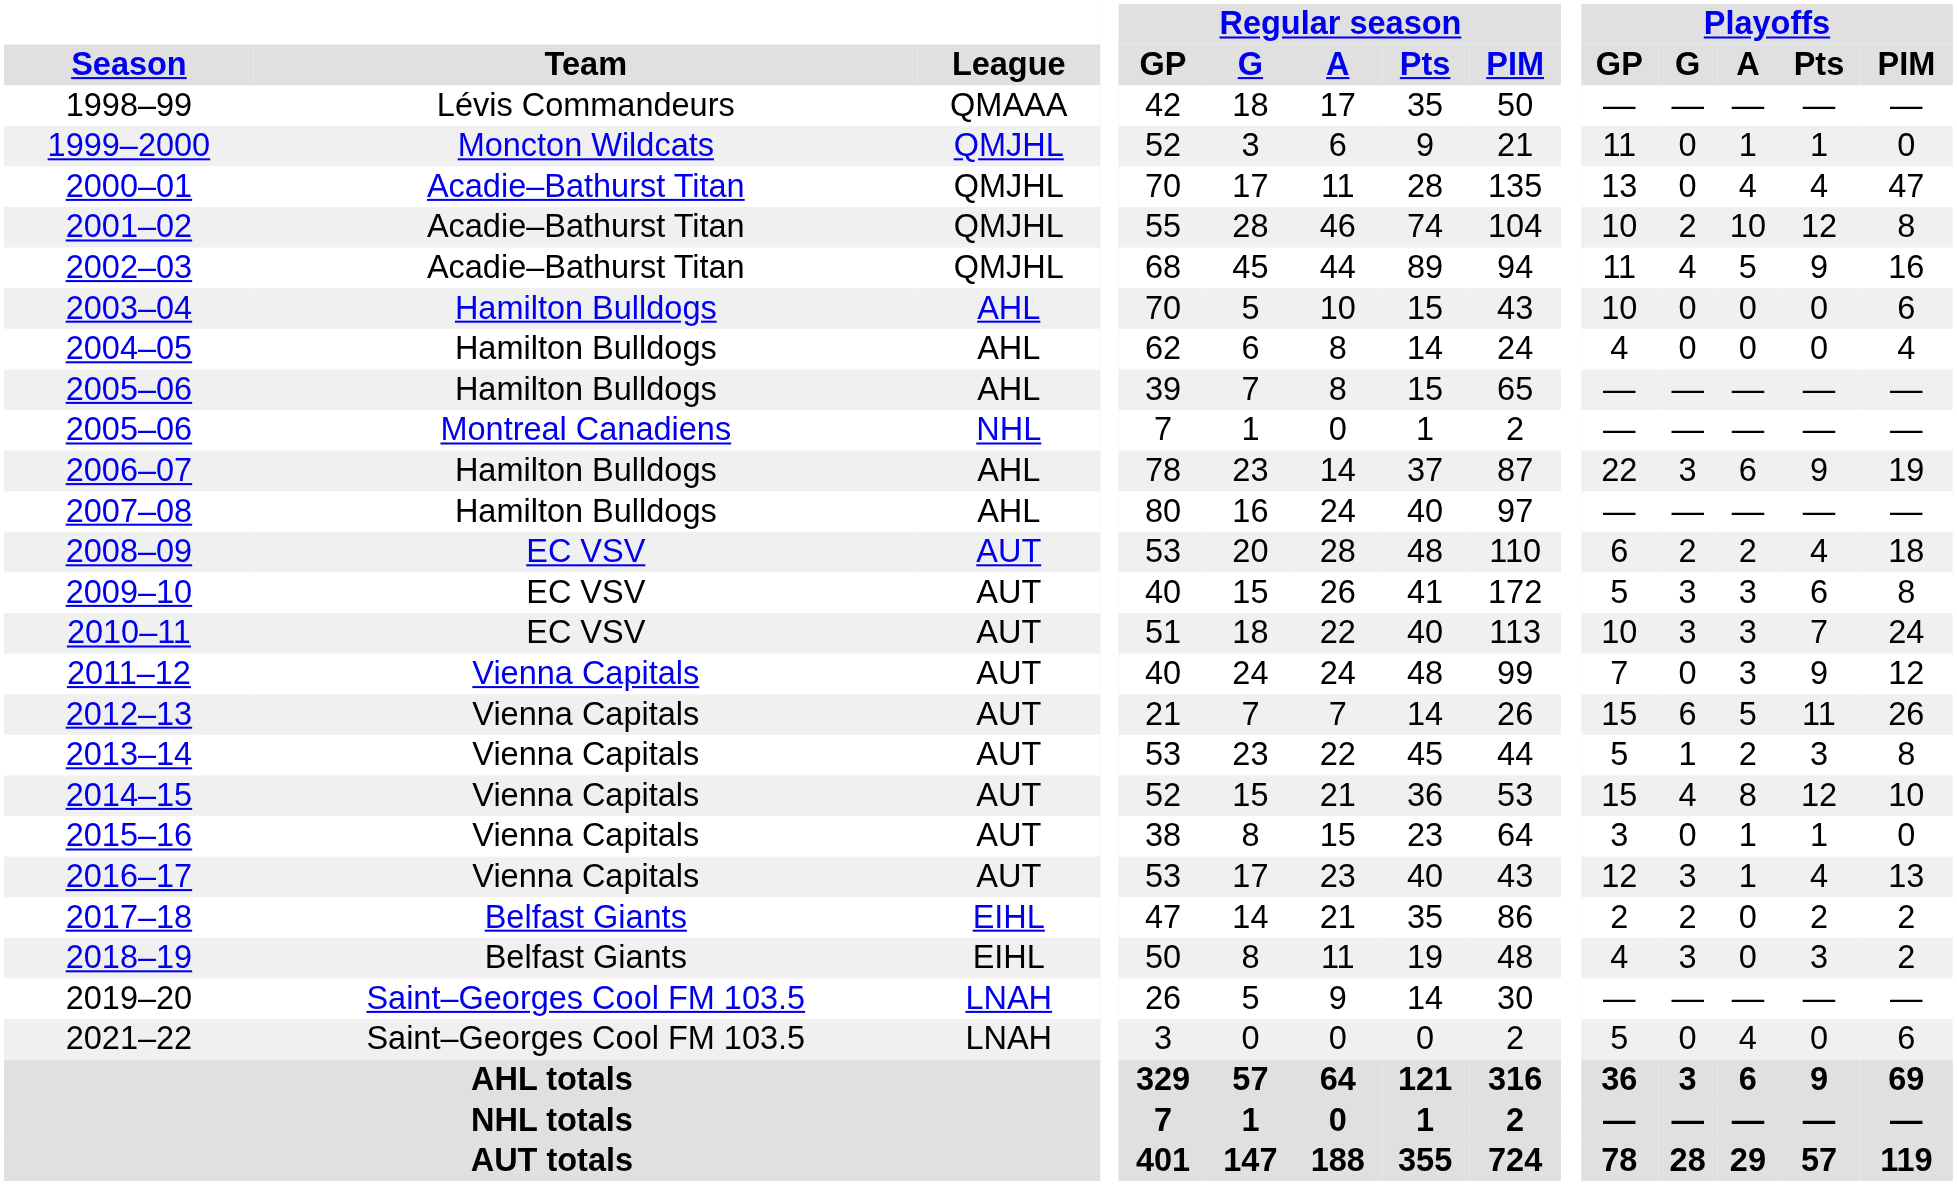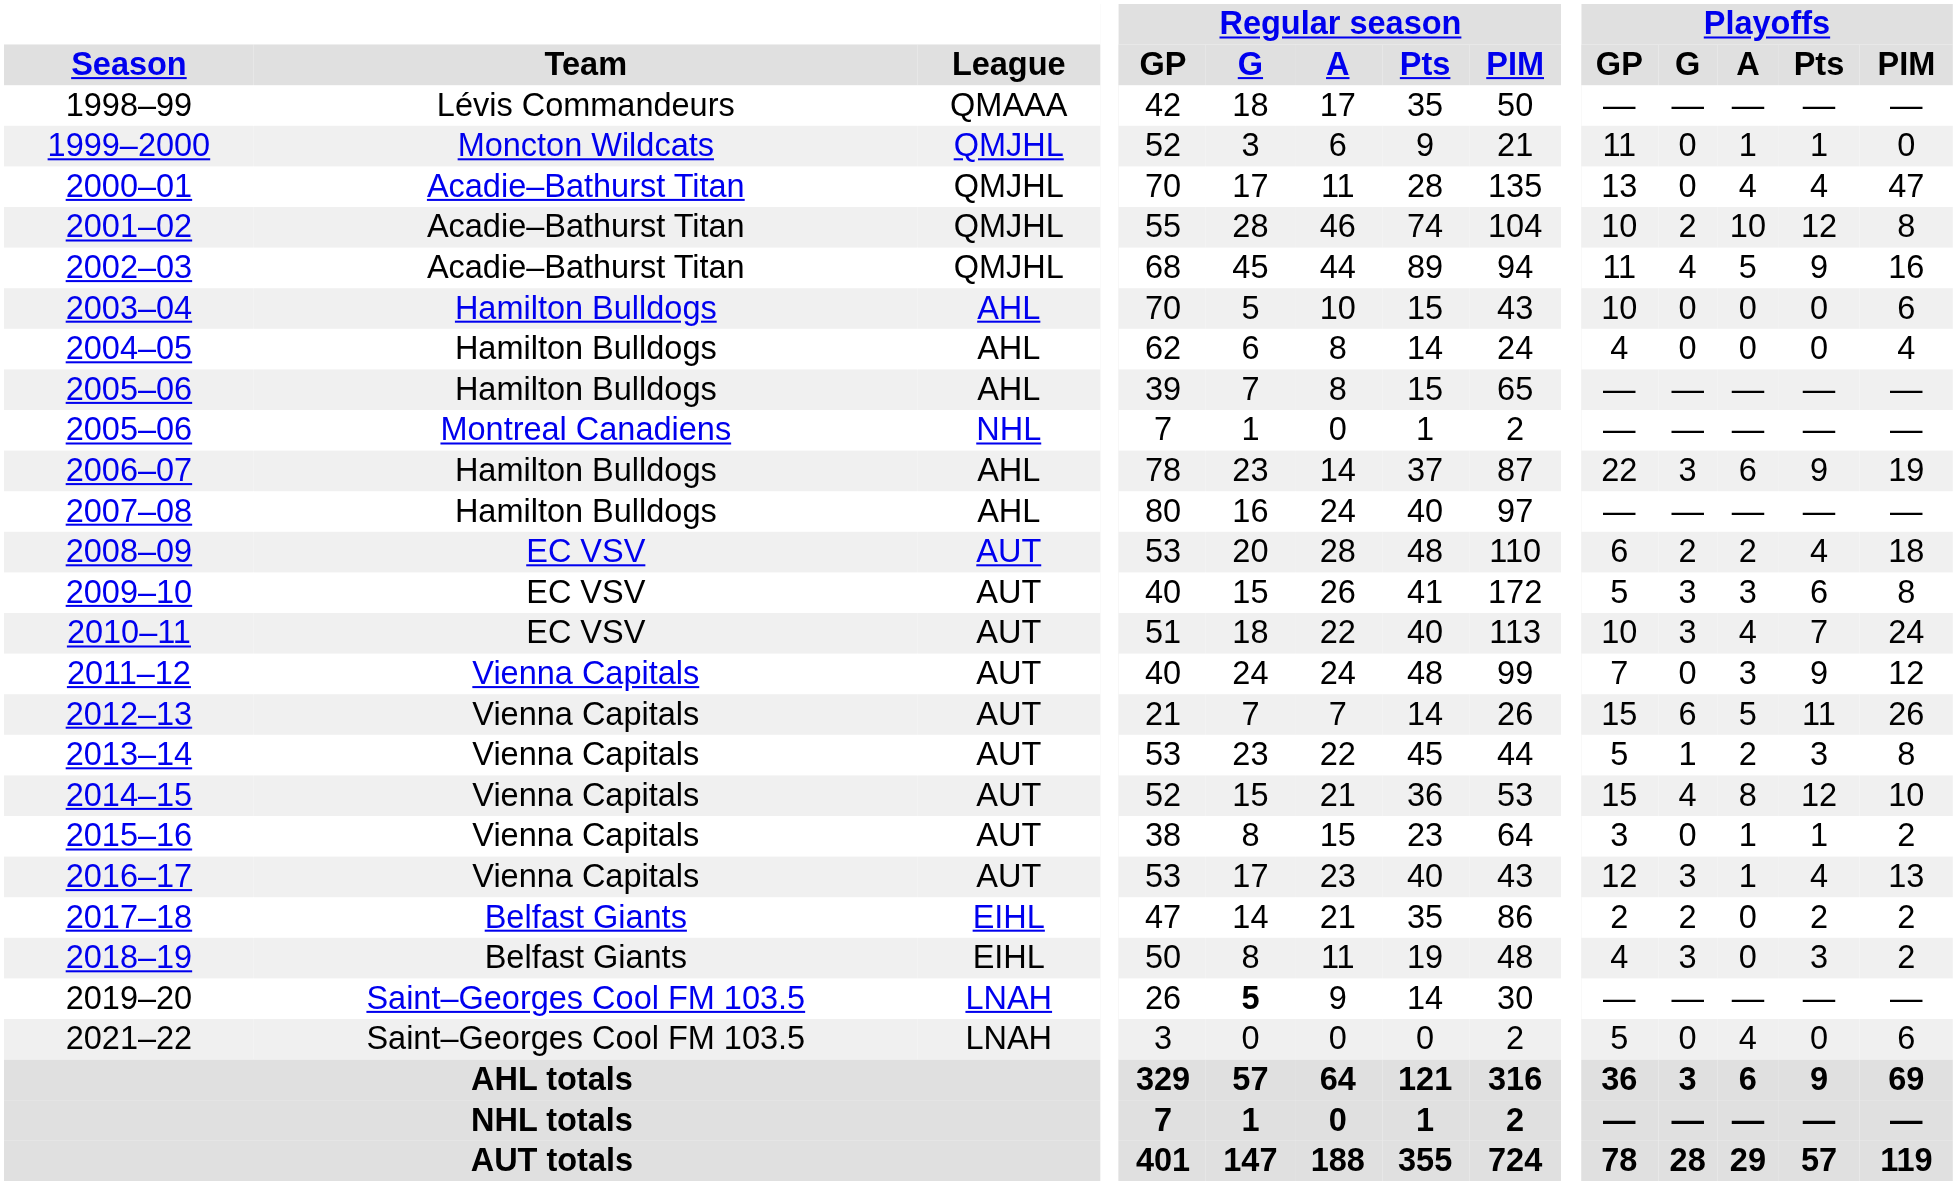(1748, 632) 3 -> (1748, 632) 4
(1906, 835) 0 -> (1906, 835) 2
(1250, 998) normal -> (1250, 998) bold
